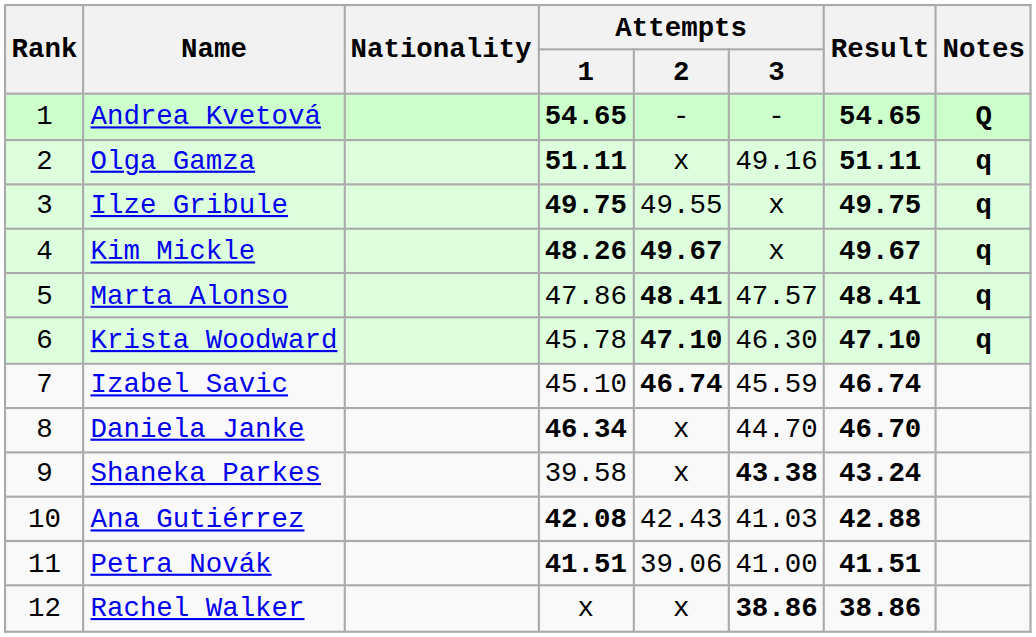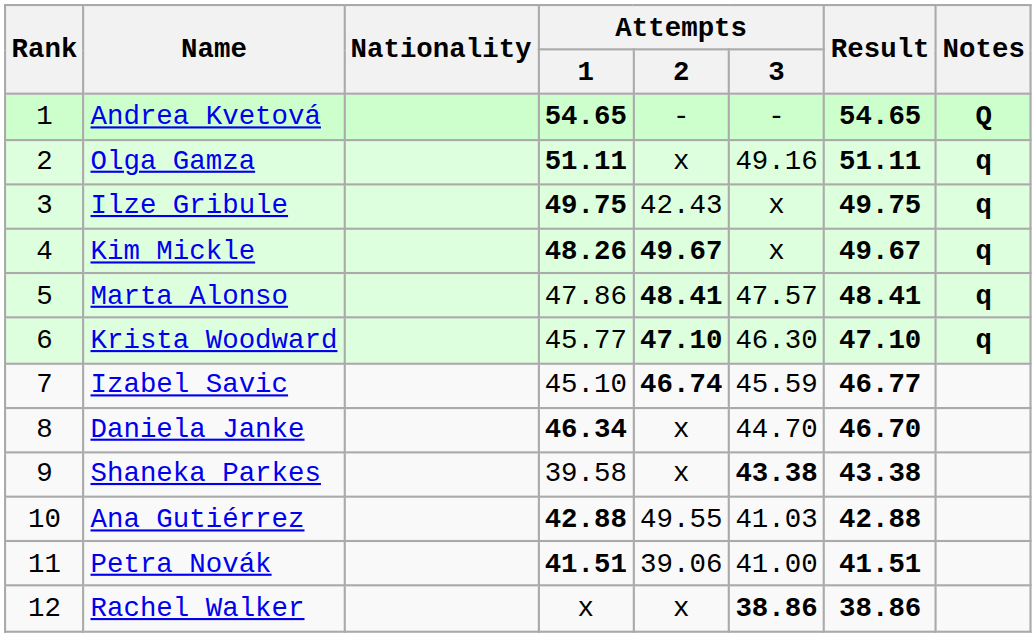(681, 206) 49.55 -> (681, 206) 42.43
(586, 340) 45.78 -> (586, 340) 45.77
(880, 385) 46.74 -> (880, 385) 46.77
(880, 474) 43.24 -> (880, 474) 43.38
(586, 519) 42.08 -> (586, 519) 42.88
(681, 519) 42.43 -> (681, 519) 49.55
